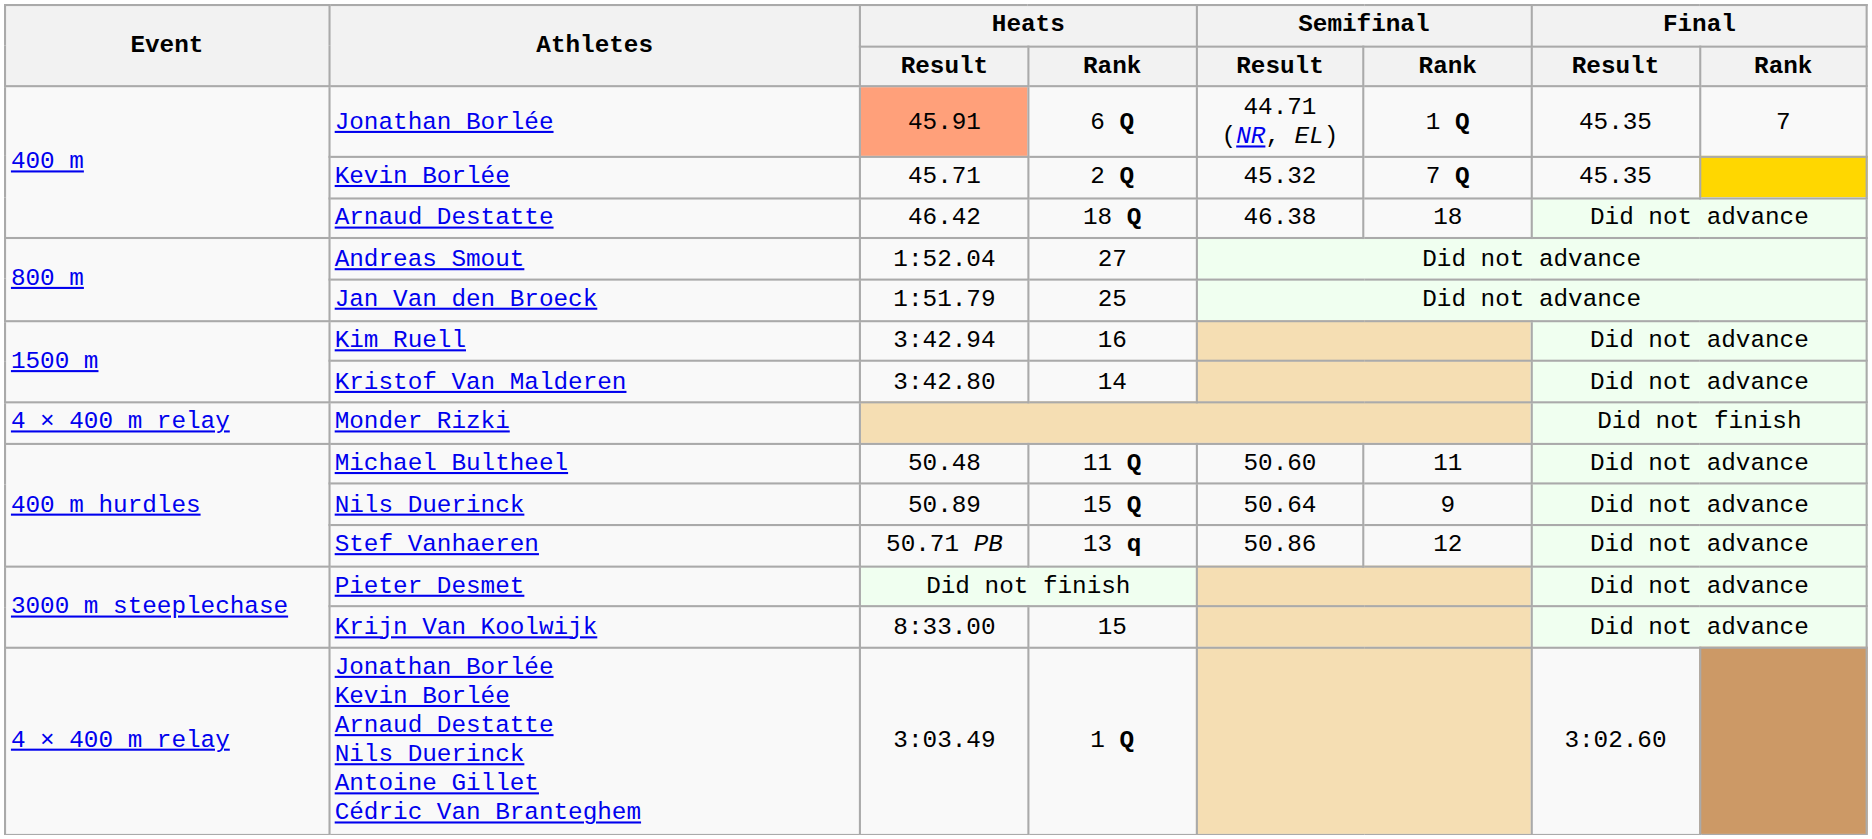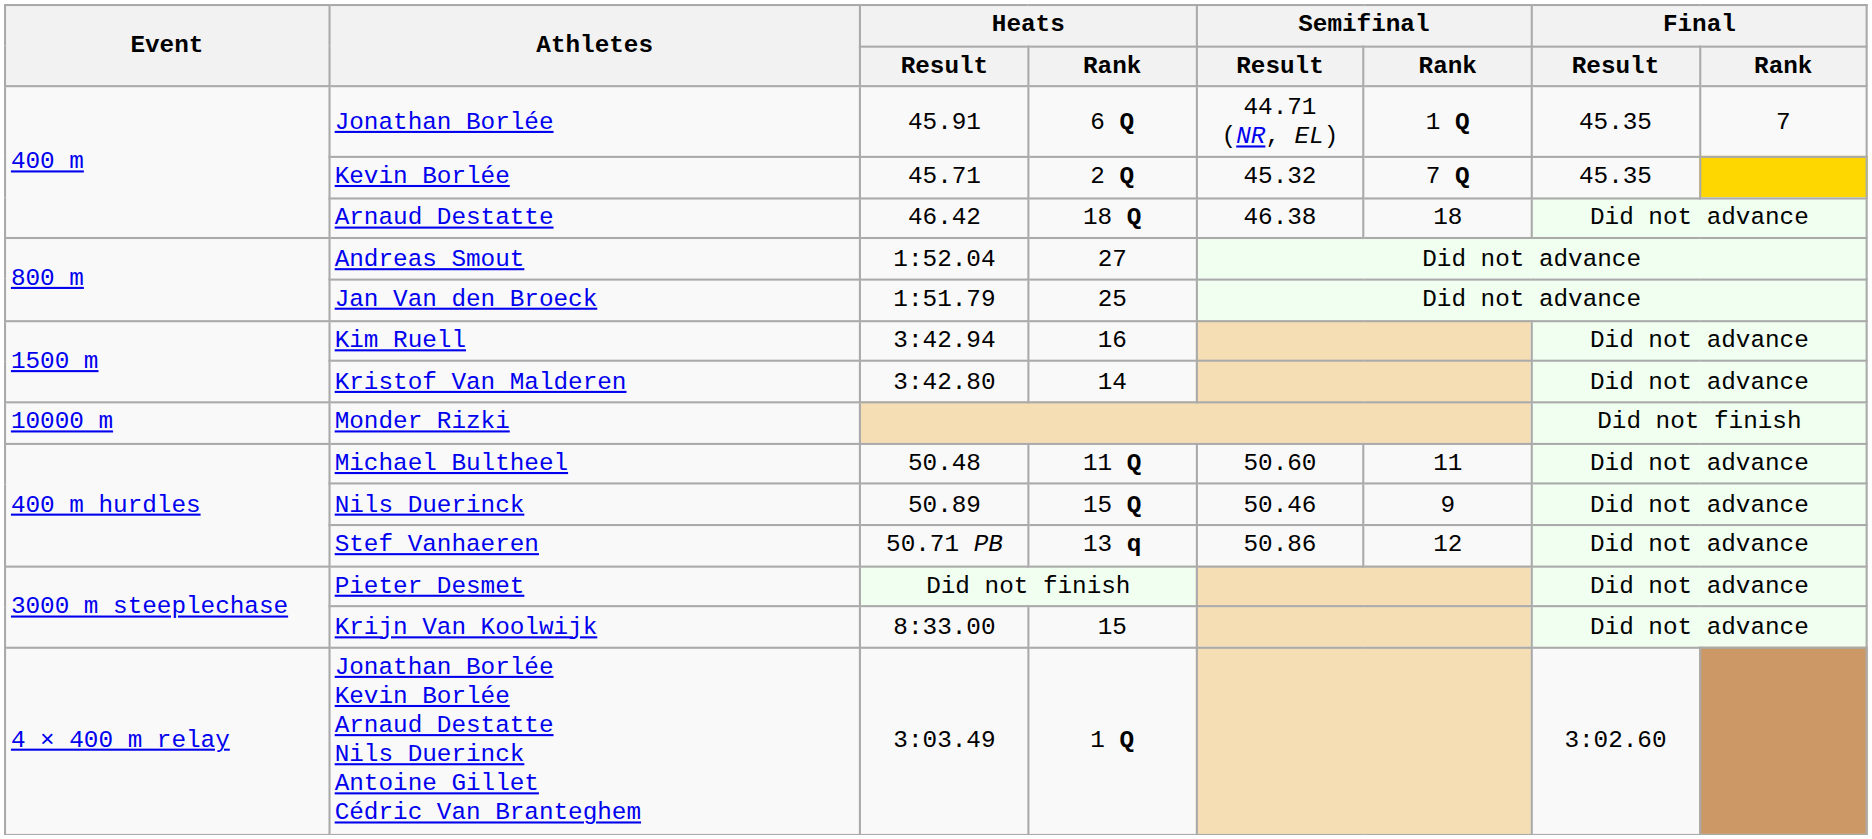(944, 121) lightsalmon background -> (944, 121) no background
(120, 422) 4 × 400 m relay -> (62, 422) 10000 m
(1280, 504) 50.64 -> (1280, 504) 50.46
